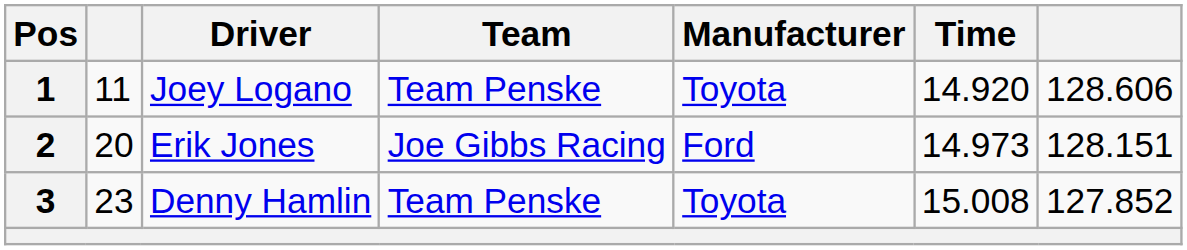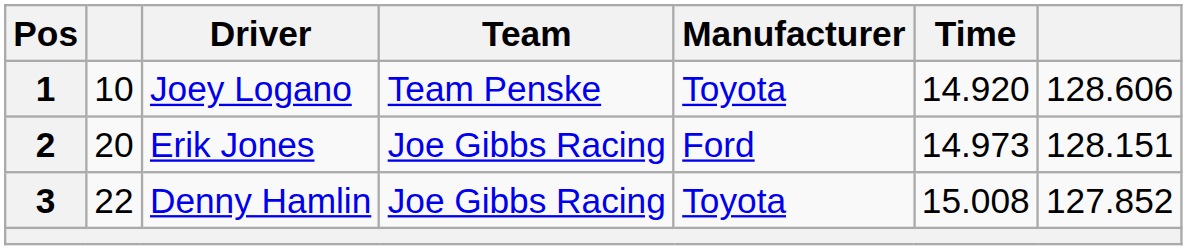(113, 89) 11 -> (114, 89) 10
(114, 201) 23 -> (114, 201) 22
(494, 201) Team Penske -> (527, 201) Joe Gibbs Racing
